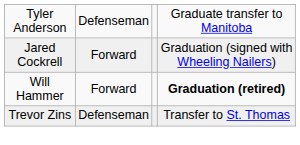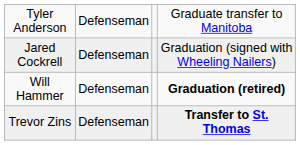(114, 55) Forward -> (114, 55) Defenseman
(114, 89) Forward -> (114, 89) Defenseman
(227, 115) normal -> (227, 122) bold
